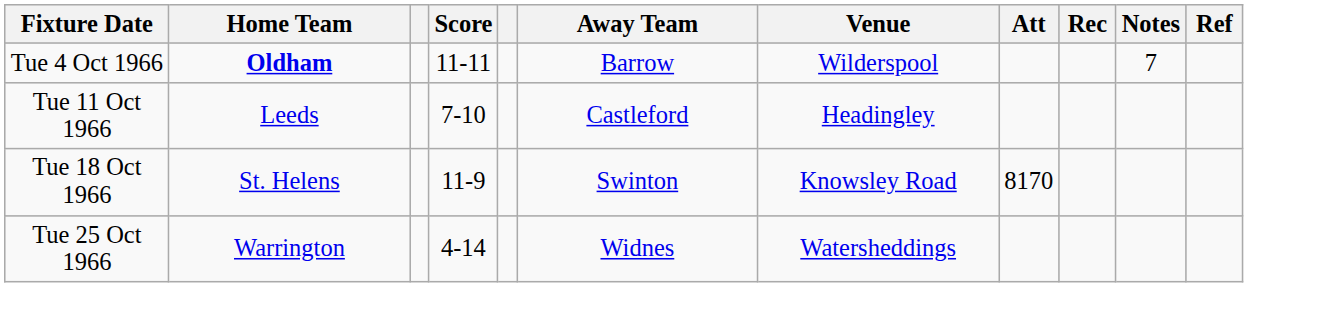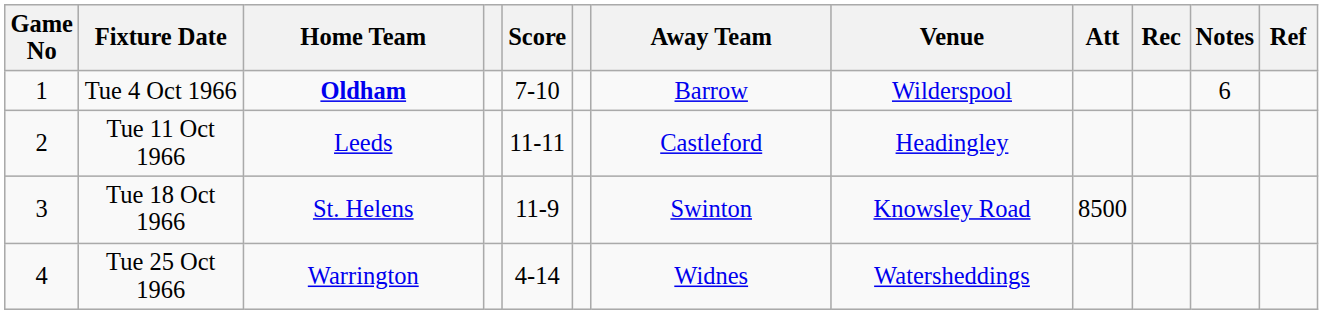+ column: (42, 37)
(463, 62) 11-11 -> (537, 90) 7-10
(1151, 62) 7 -> (1225, 90) 6
(463, 115) 7-10 -> (537, 142) 11-11
(1029, 181) 8170 -> (1103, 209) 8500
